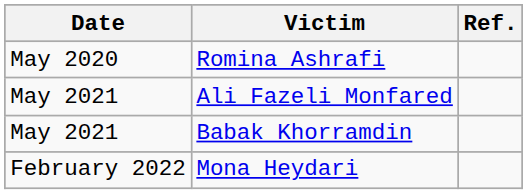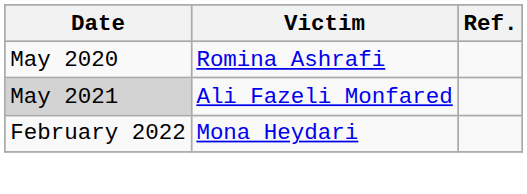(64, 97) no background -> (64, 97) lightgrey background
- row: (304, 133)
